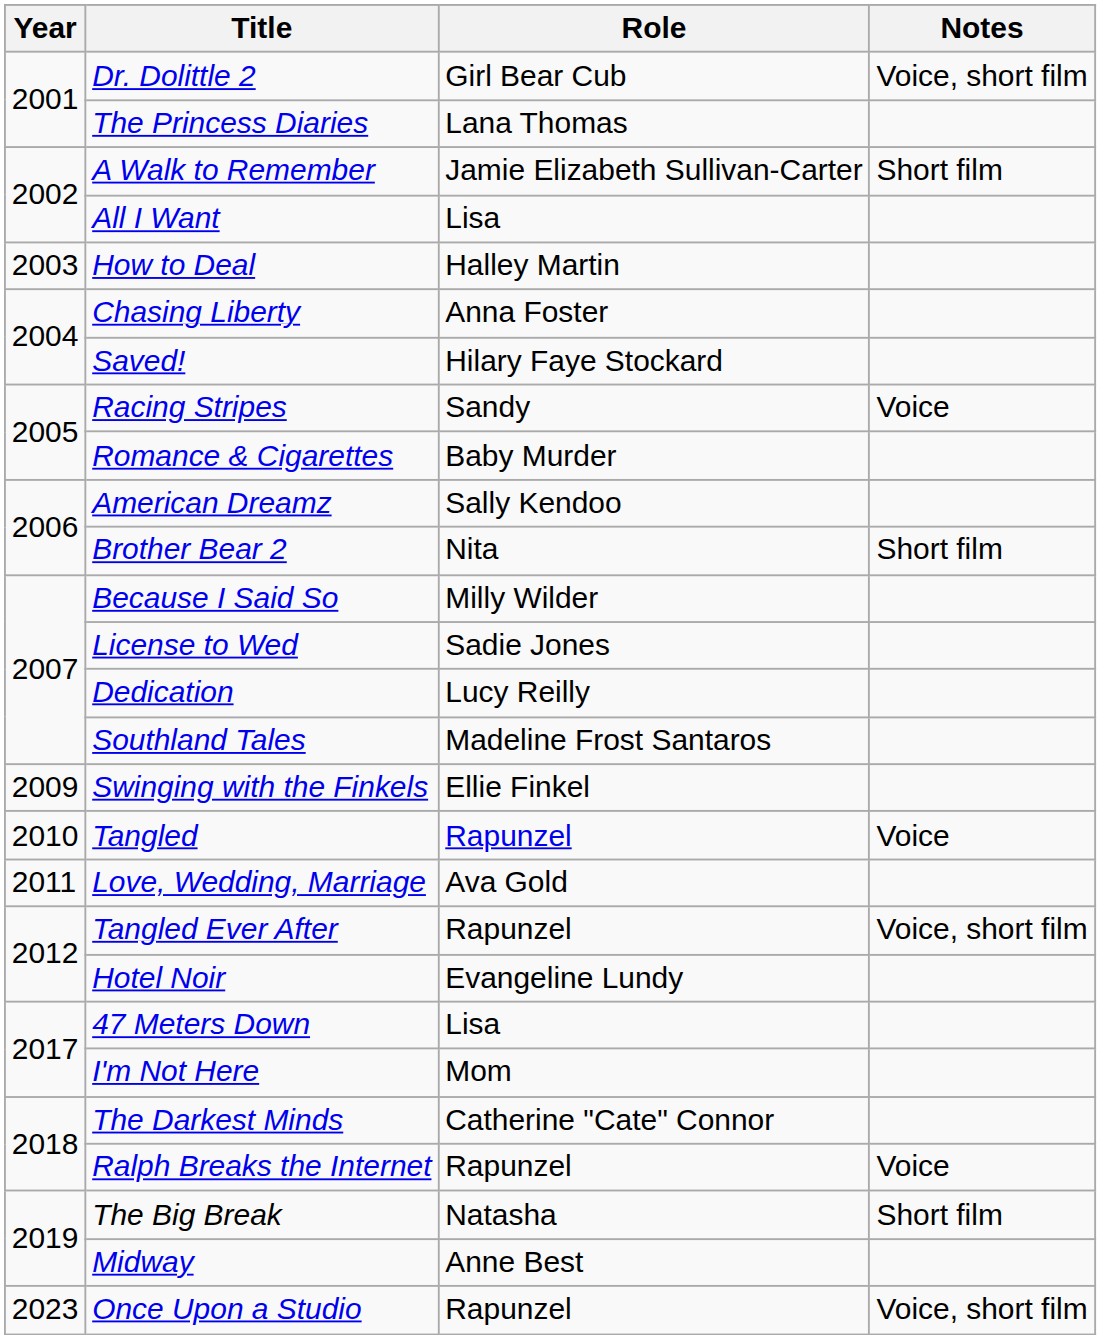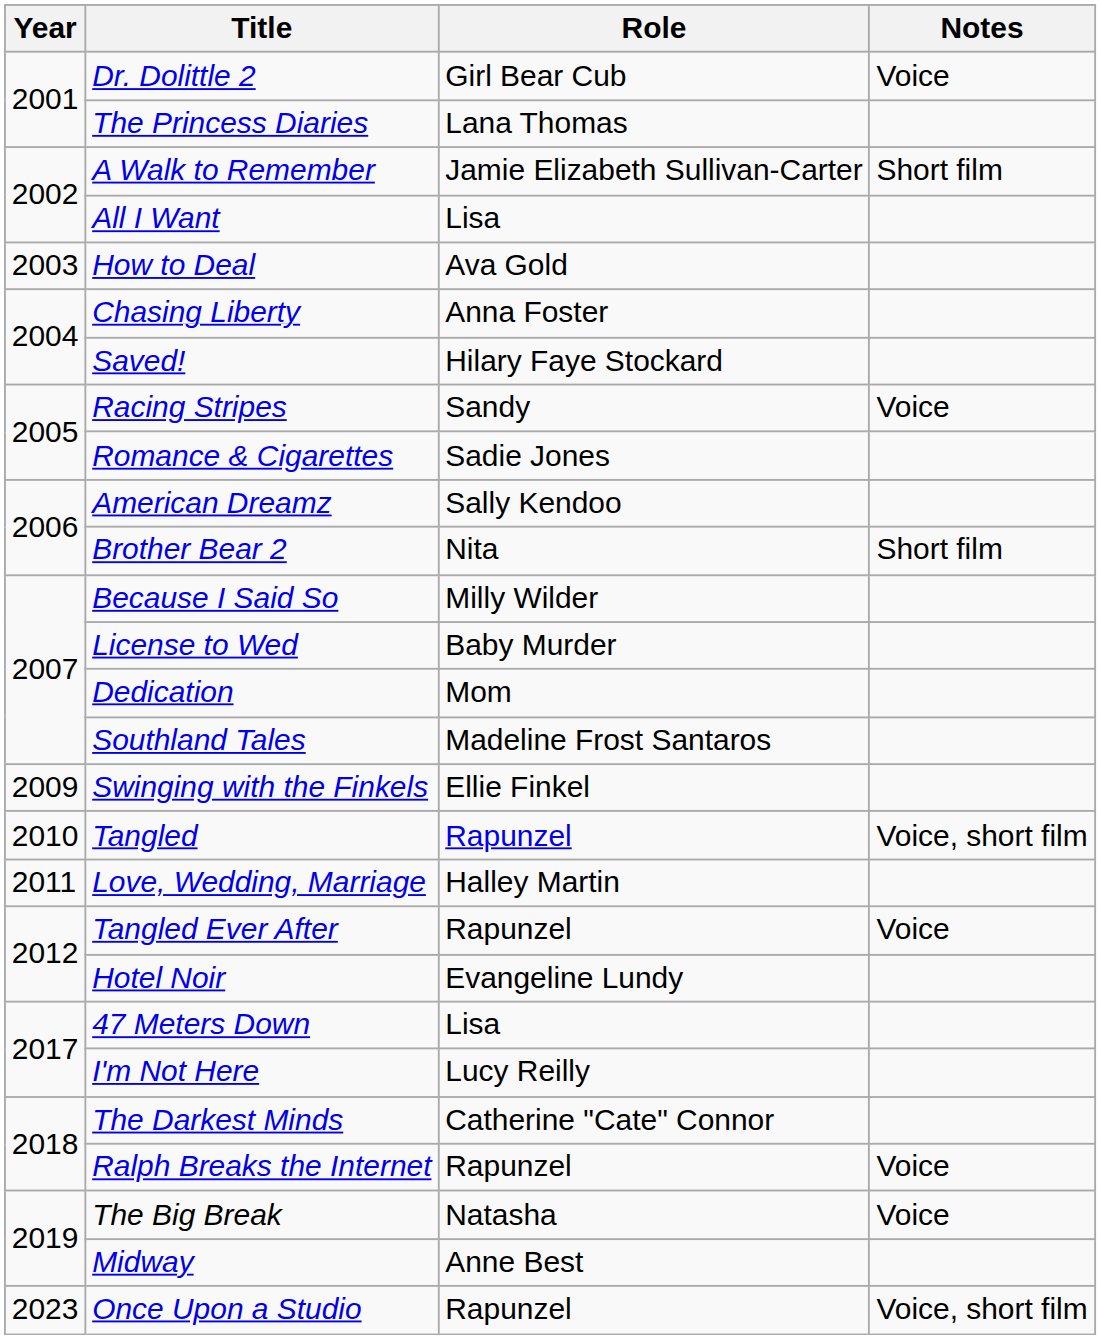(982, 75) Voice, short film -> (913, 75) Voice
(533, 265) Halley Martin -> (507, 265) Ava Gold
(531, 455) Baby Murder -> (528, 455) Sadie Jones
(528, 645) Sadie Jones -> (531, 645) Baby Murder
(518, 692) Lucy Reilly -> (479, 692) Mom
(913, 834) Voice -> (982, 834) Voice, short film
(507, 882) Ava Gold -> (533, 882) Halley Martin
(982, 929) Voice, short film -> (913, 929) Voice
(479, 1072) Mom -> (518, 1072) Lucy Reilly
(940, 1214) Short film -> (913, 1214) Voice
